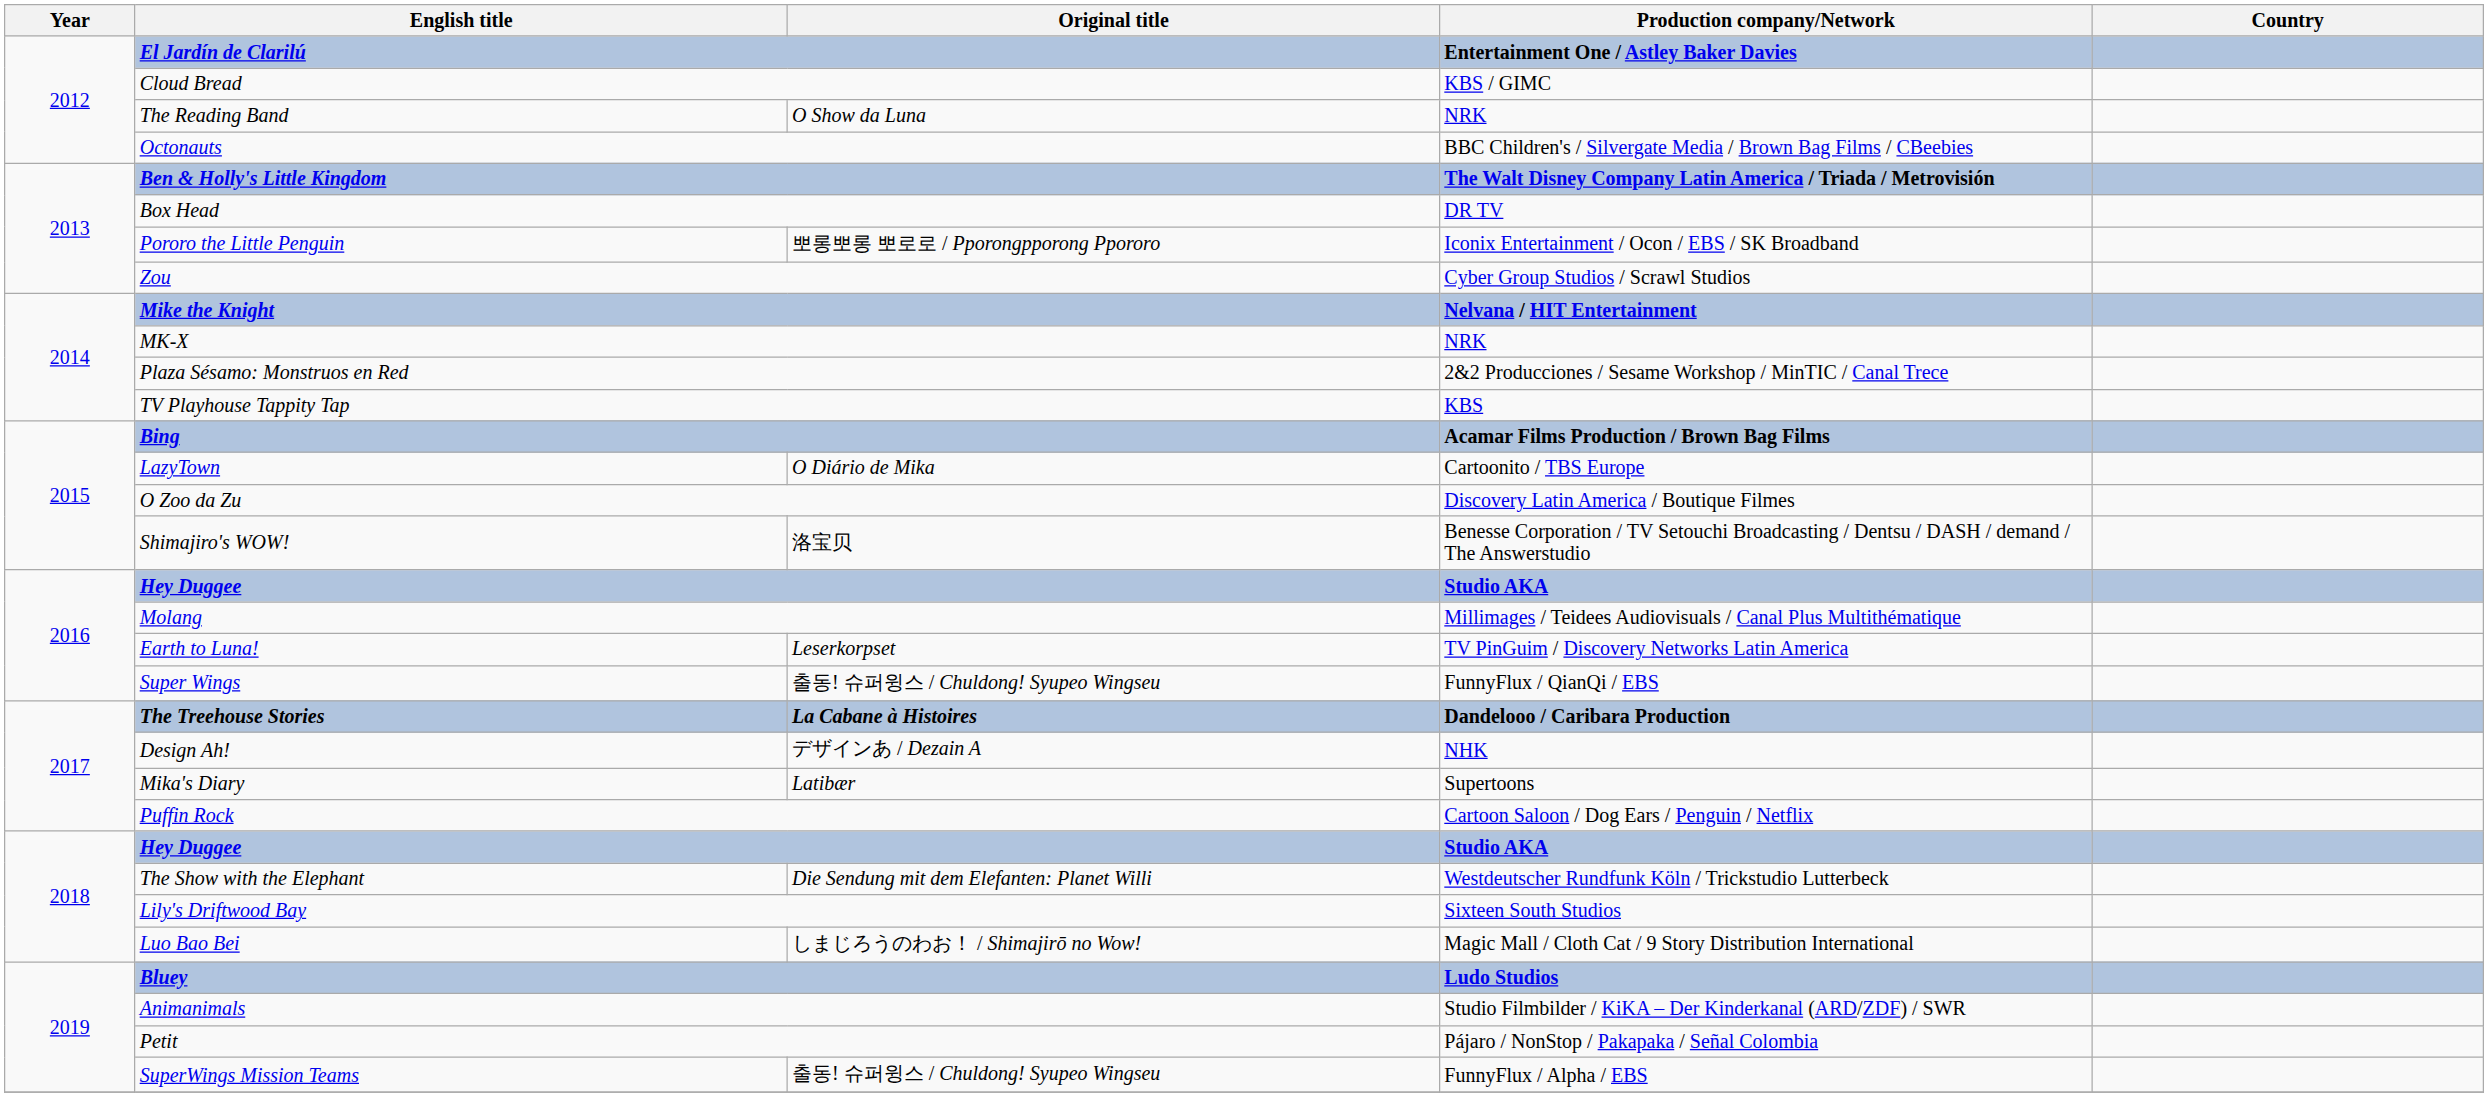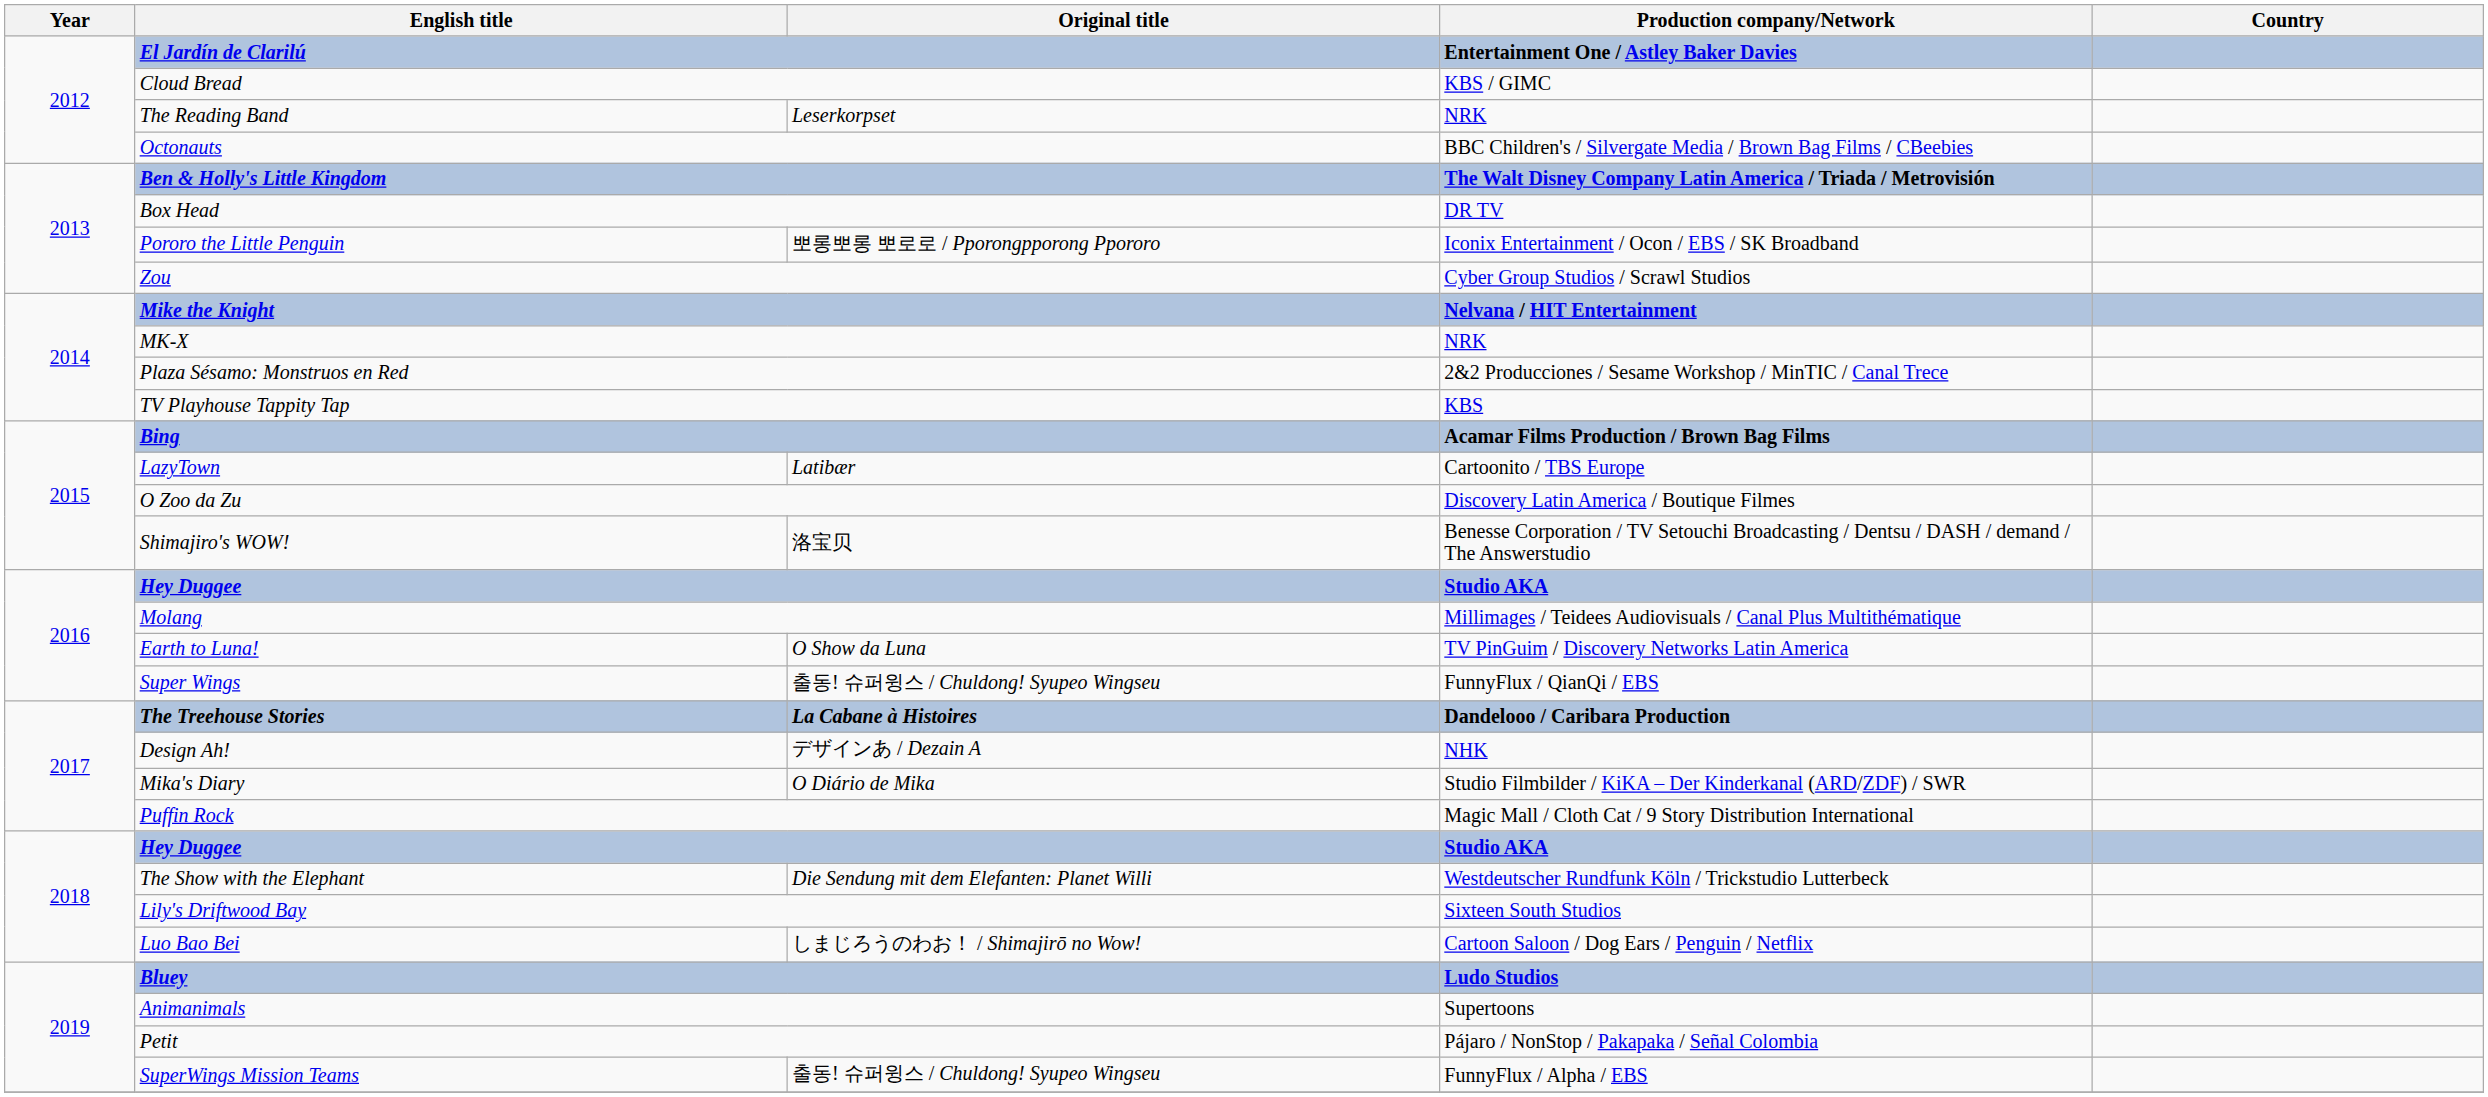(859, 115) O Show da Luna -> (844, 115) Leserkorpset
(863, 468) O Diário de Mika -> (824, 468) Latibær
(844, 649) Leserkorpset -> (859, 649) O Show da Luna
(824, 783) Latibær -> (863, 783) O Diário de Mika
(1489, 783) Supertoons -> (1705, 783) Studio Filmbilder / KiKA – Der Kinderkanal (ARD/ZDF) / SWR
(1629, 815) Cartoon Saloon / Dog Ears / Penguin / Netflix -> (1679, 815) Magic Mall / Cloth Cat / 9 Story Distribution International
(1679, 944) Magic Mall / Cloth Cat / 9 Story Distribution International -> (1629, 944) Cartoon Saloon / Dog Ears / Penguin / Netflix
(1705, 1009) Studio Filmbilder / KiKA – Der Kinderkanal (ARD/ZDF) / SWR -> (1489, 1009) Supertoons
